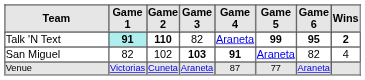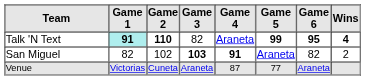(346, 39) 2 -> (346, 39) 4
(346, 54) 4 -> (346, 54) 2
